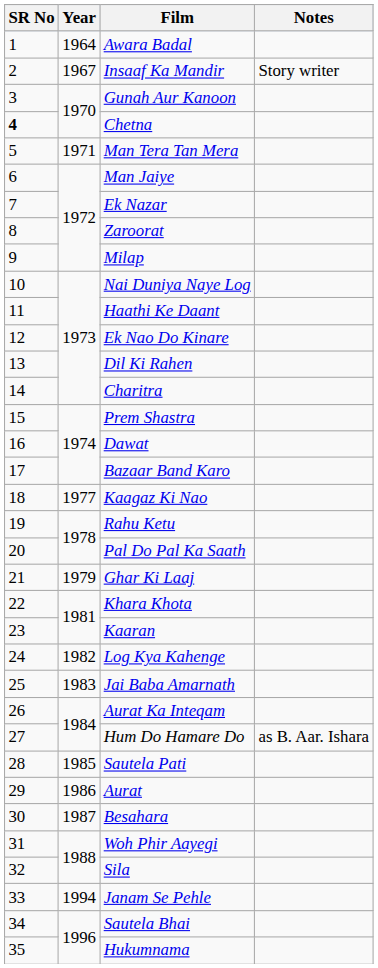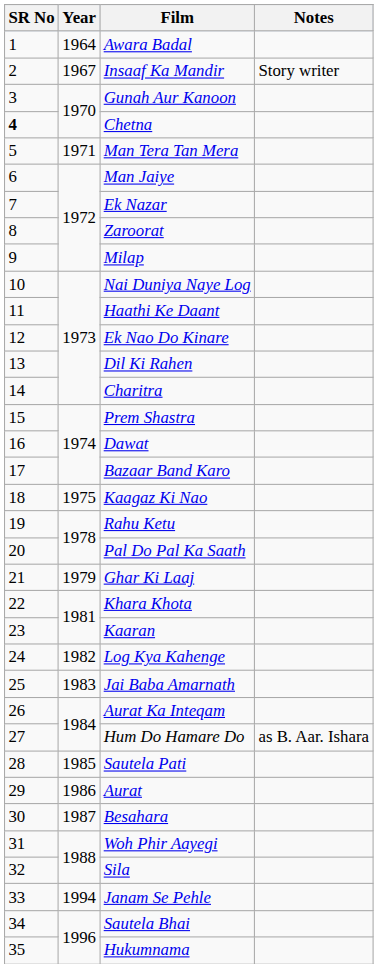(79, 497) 1977 -> (79, 497) 1975
